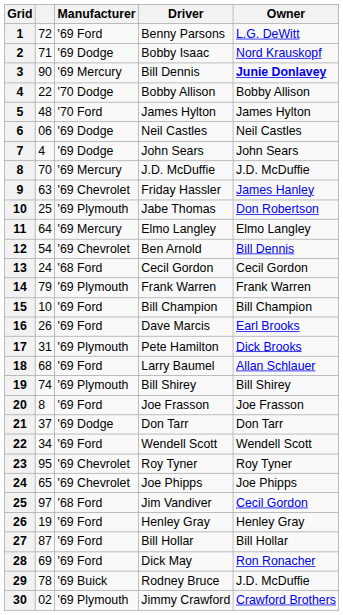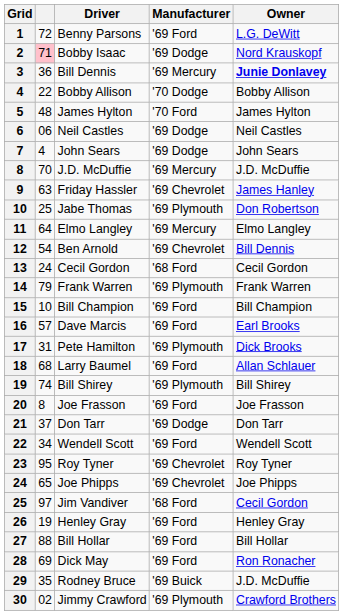columns swapped: (186, 14) <-> (97, 14)
(45, 53) no background -> (45, 53) pink background
(45, 72) 90 -> (45, 72) 36
(45, 326) 26 -> (45, 326) 57
(45, 541) 87 -> (45, 541) 88
(45, 580) 78 -> (45, 580) 35
